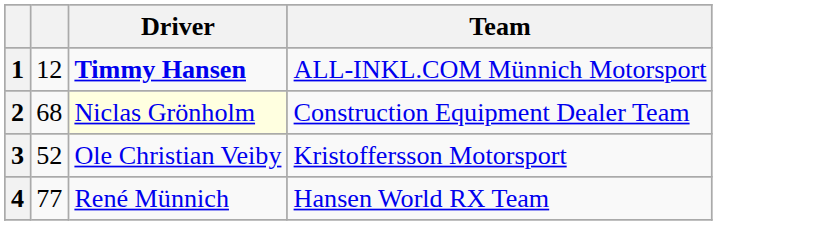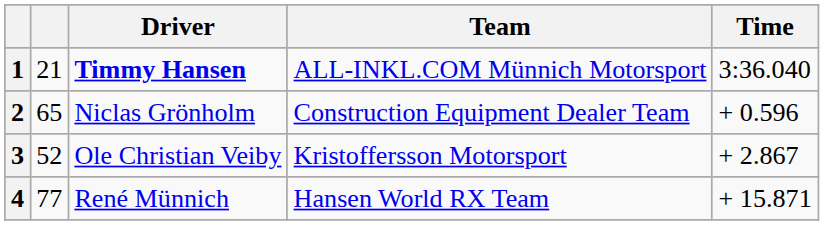+ column: (765, 26)
(49, 69) 12 -> (49, 69) 21
(49, 112) 68 -> (49, 112) 65
(165, 112) lightyellow background -> (165, 112) no background
